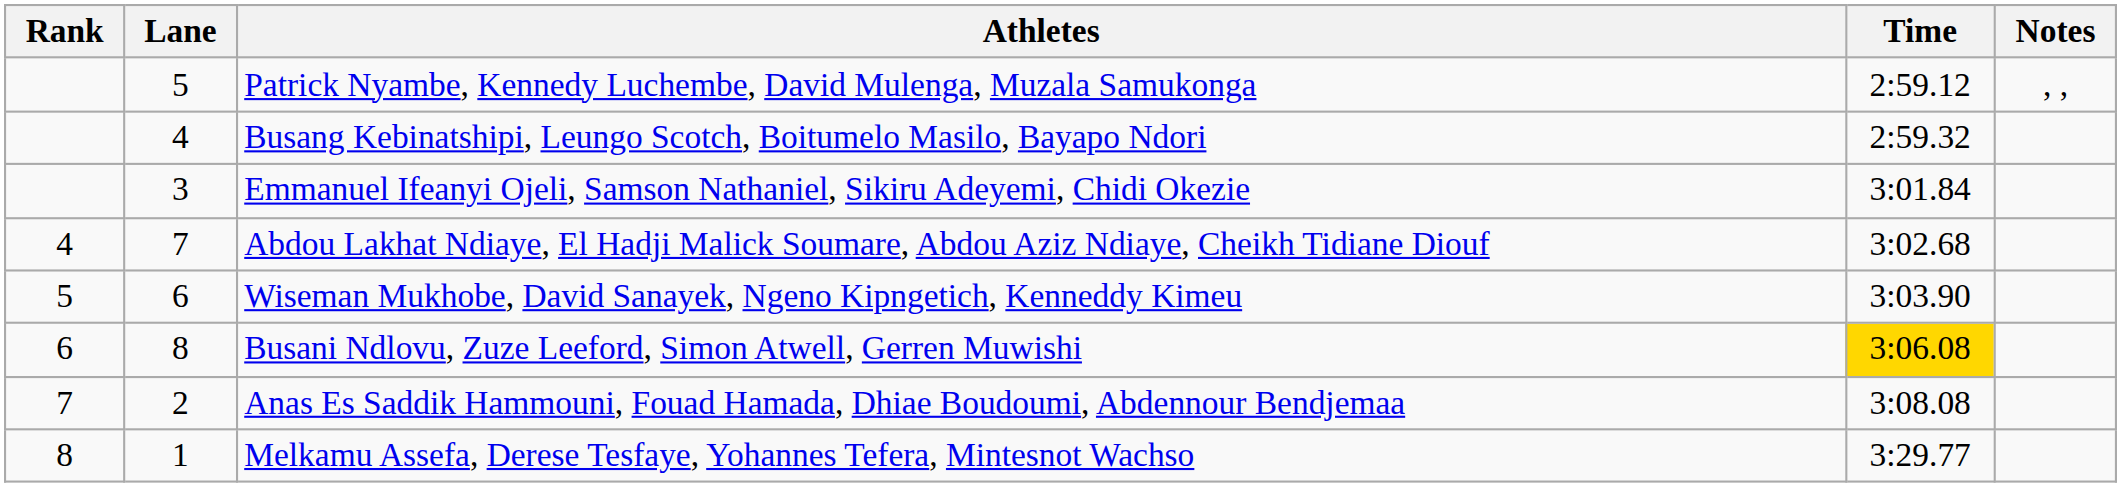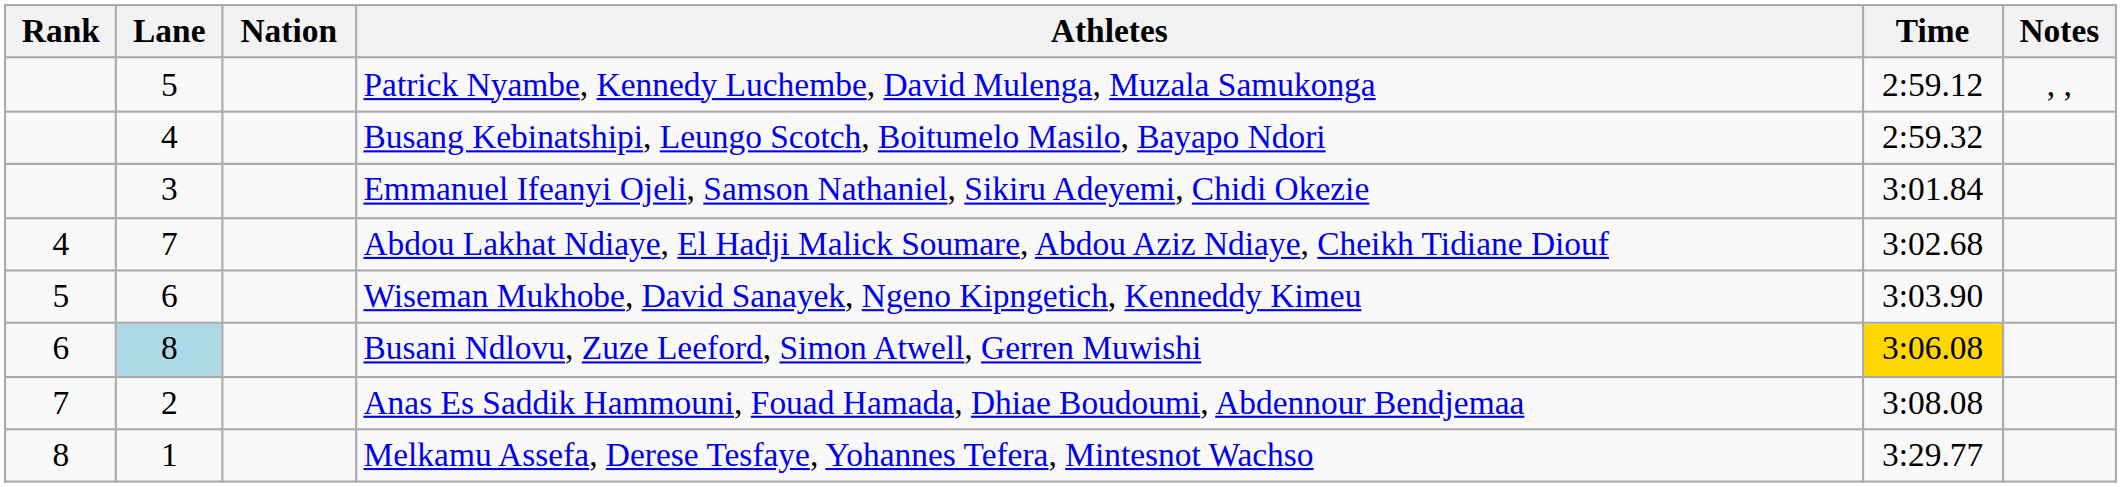+ column: (289, 31)
(180, 349) no background -> (169, 349) lightblue background
